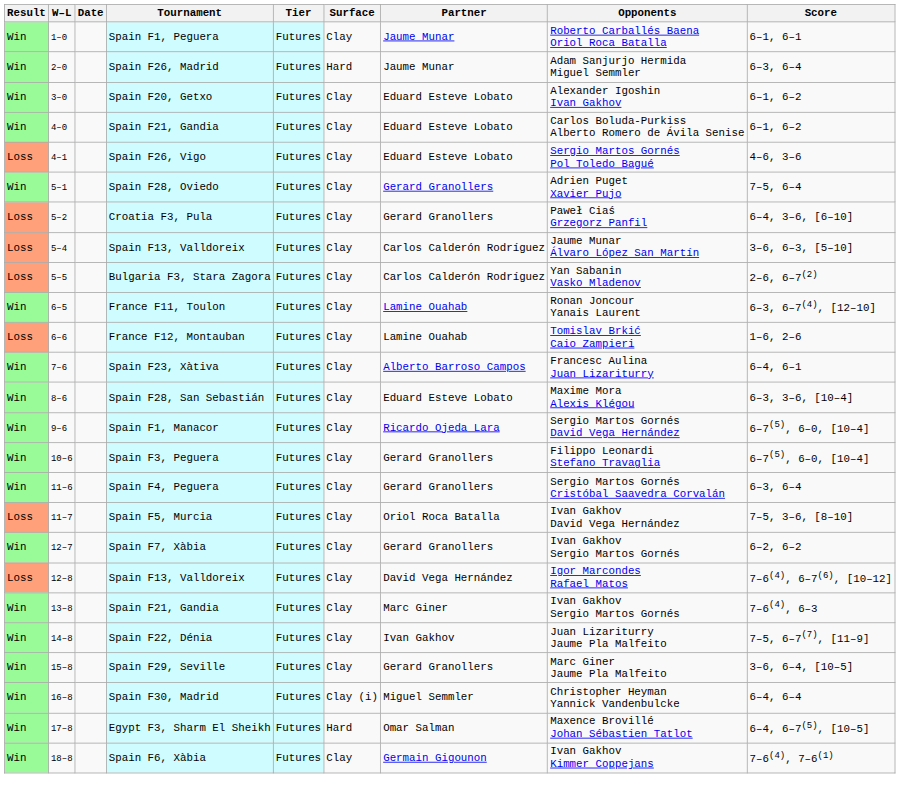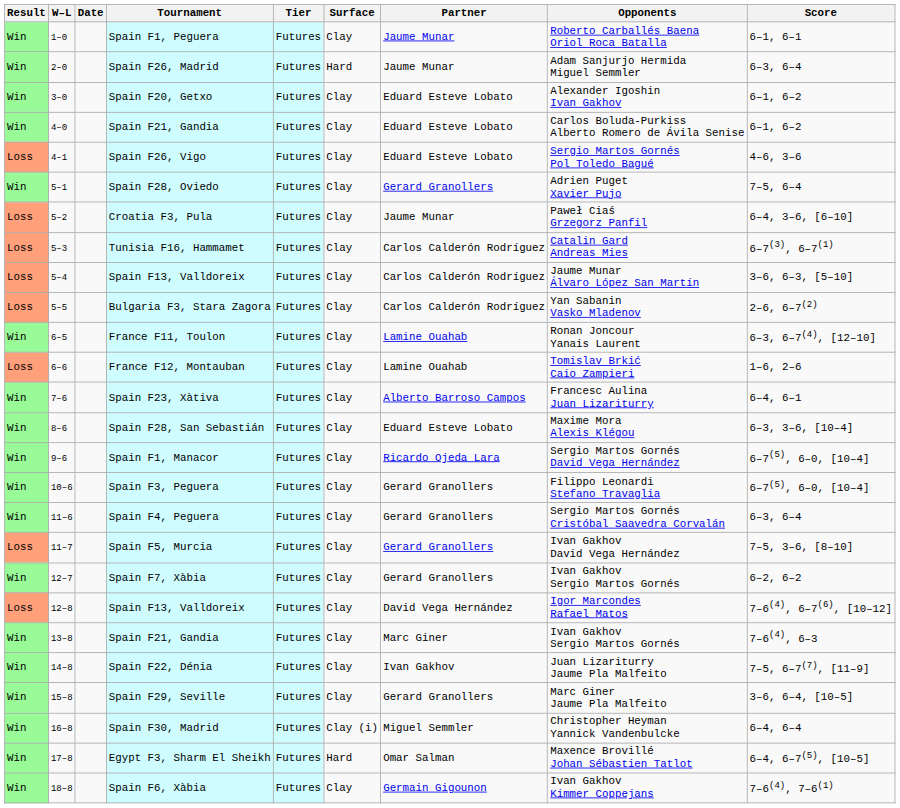(438, 217) Gerard Granollers -> (419, 217) Jaume Munar
+ row: (59, 248)
(441, 518) Oriol Roca Batalla -> (438, 548) Gerard Granollers
